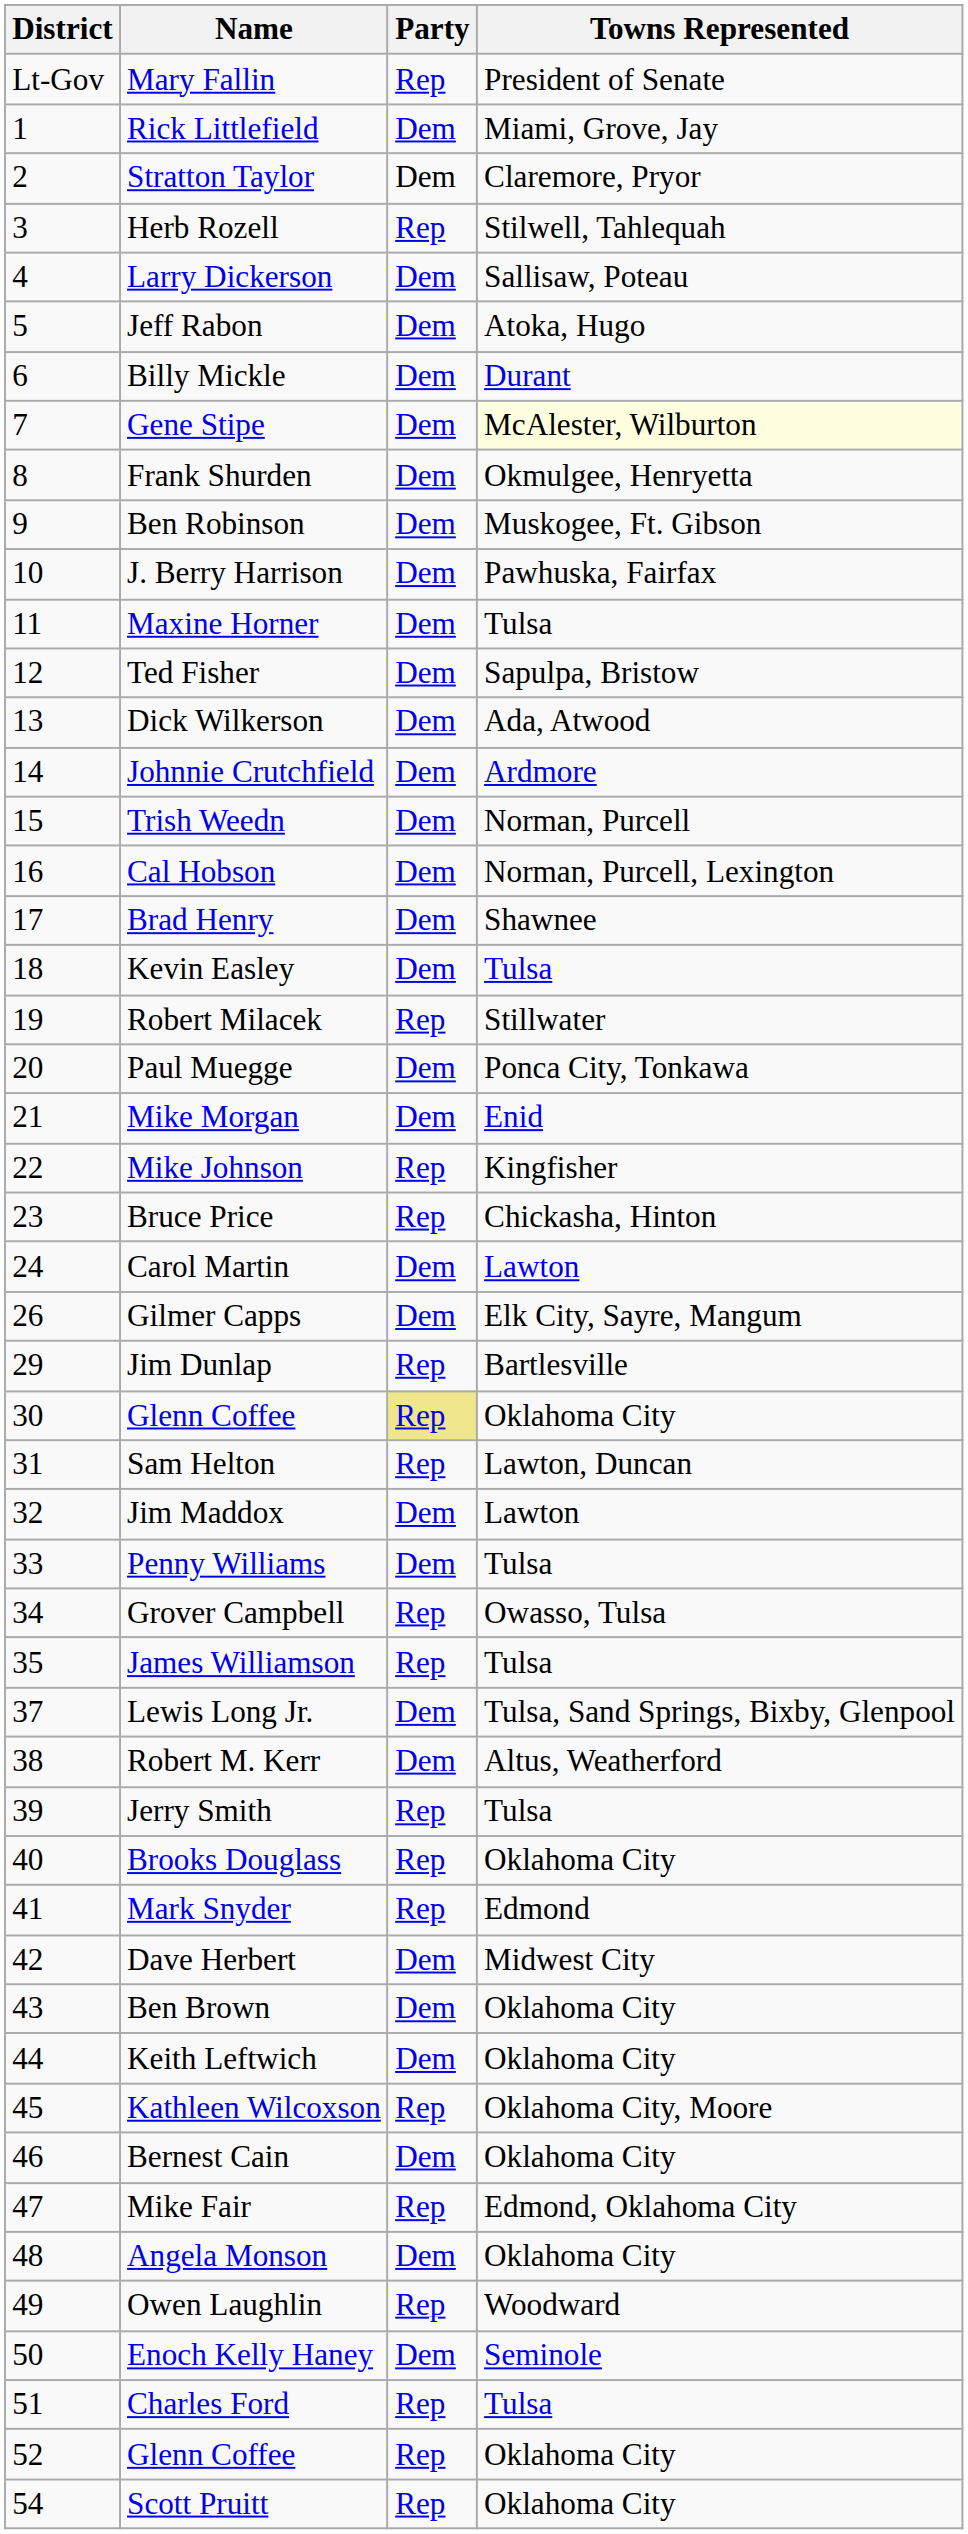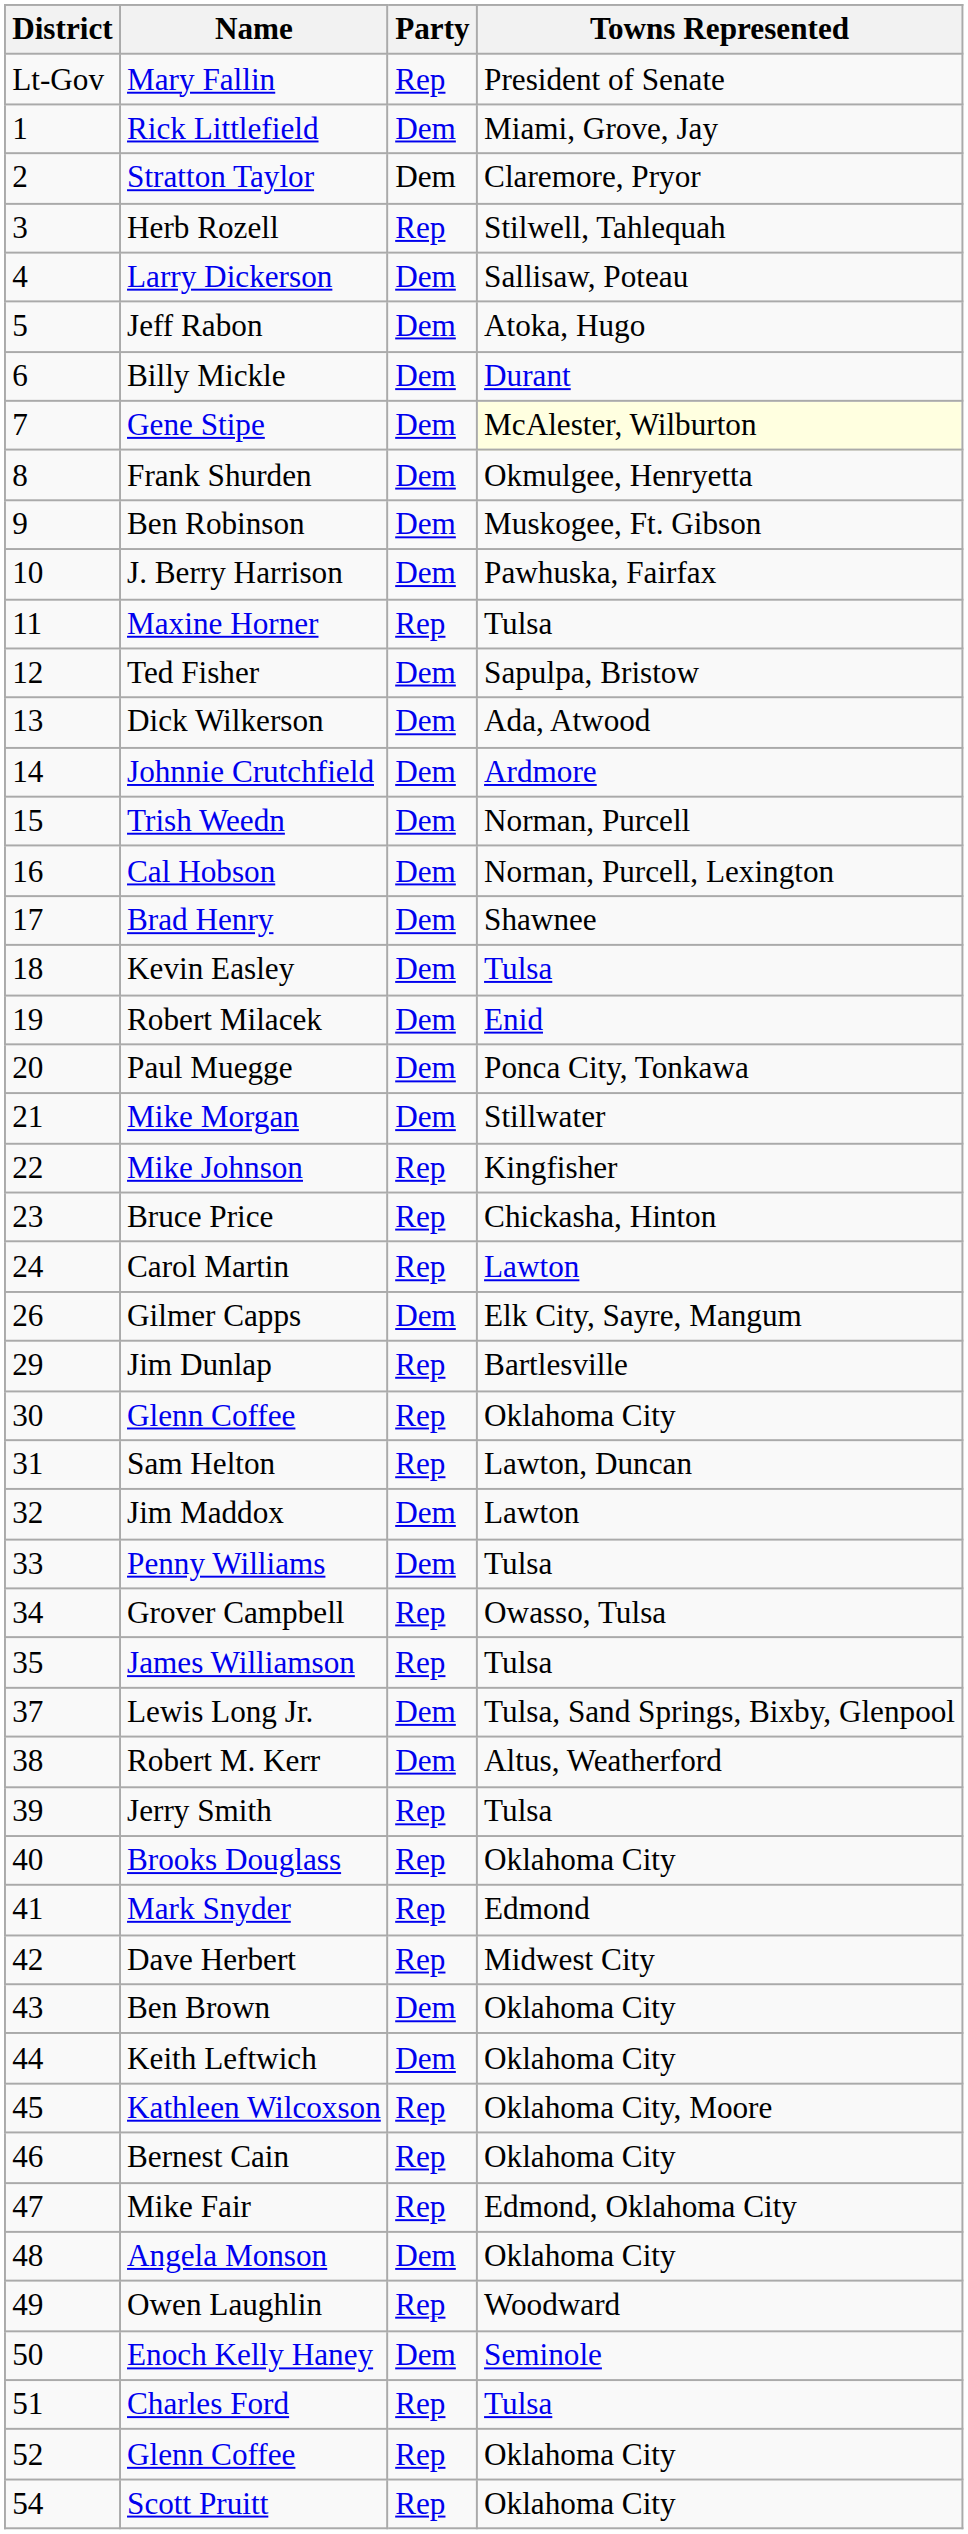(426, 623) Dem -> (420, 623) Rep
(420, 1018) Rep -> (426, 1018) Dem
(545, 1018) Stillwater -> (514, 1018) Enid
(514, 1117) Enid -> (545, 1117) Stillwater
(426, 1266) Dem -> (420, 1266) Rep
(420, 1414) khaki background -> (420, 1414) no background
(426, 1959) Dem -> (420, 1959) Rep
(426, 2156) Dem -> (420, 2156) Rep
